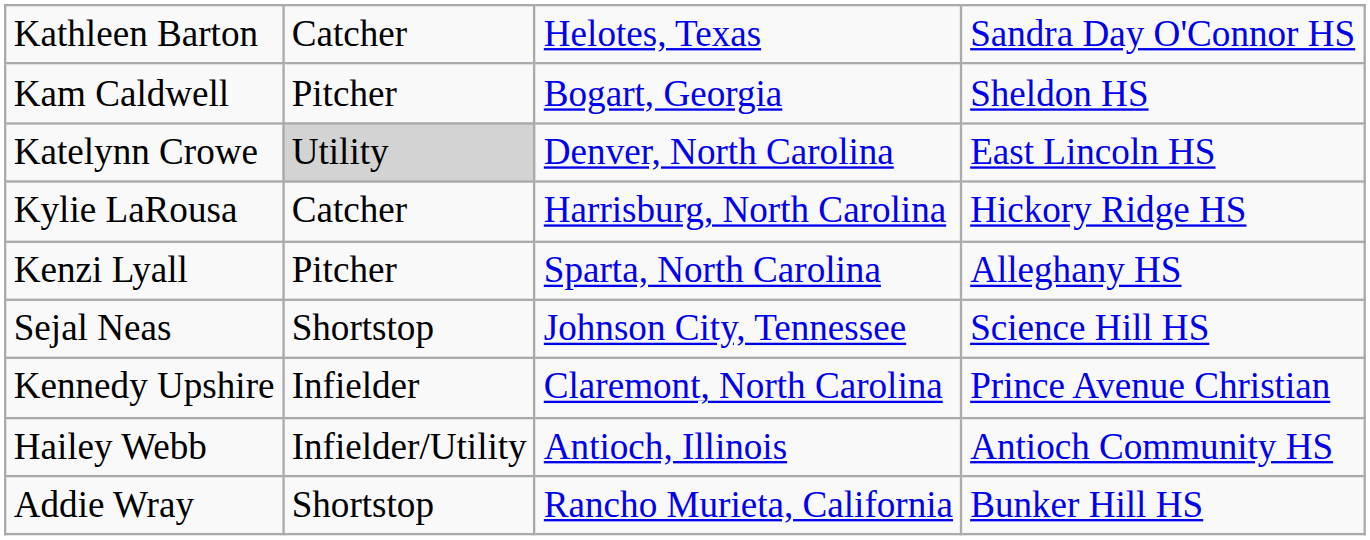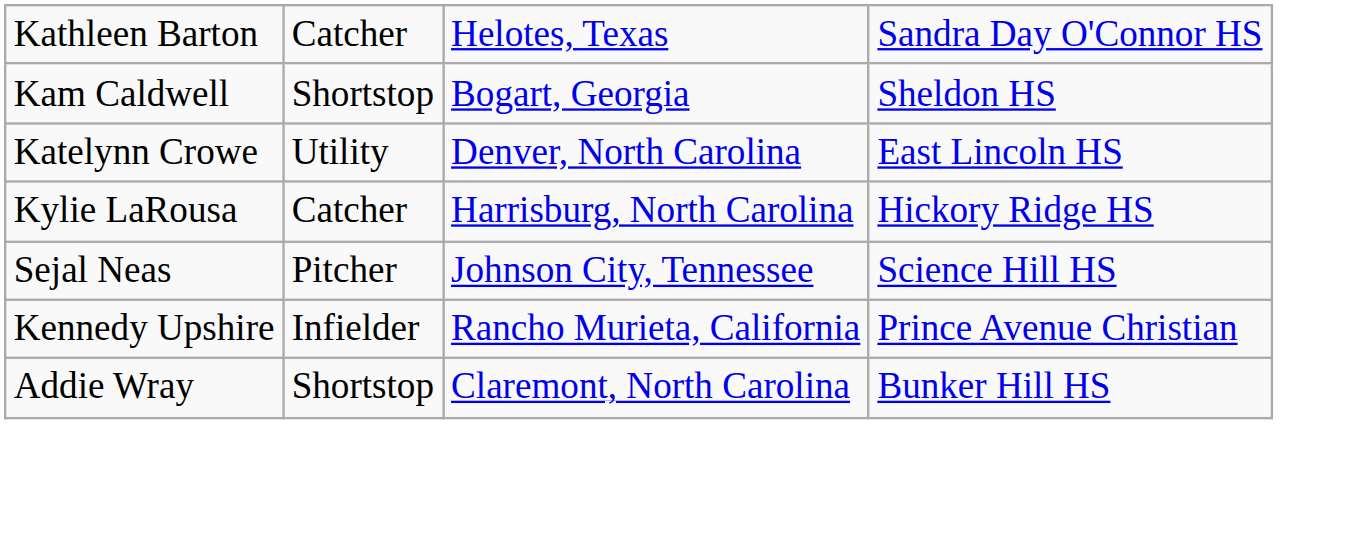(344, 92) Pitcher -> (363, 92) Shortstop
(340, 151) lightgrey background -> (340, 151) no background
- row: (101, 269)
(363, 328) Shortstop -> (344, 269) Pitcher
(743, 387) Claremont, North Carolina -> (656, 328) Rancho Murieta, California
- row: (110, 446)
(748, 504) Rancho Murieta, California -> (651, 387) Claremont, North Carolina
